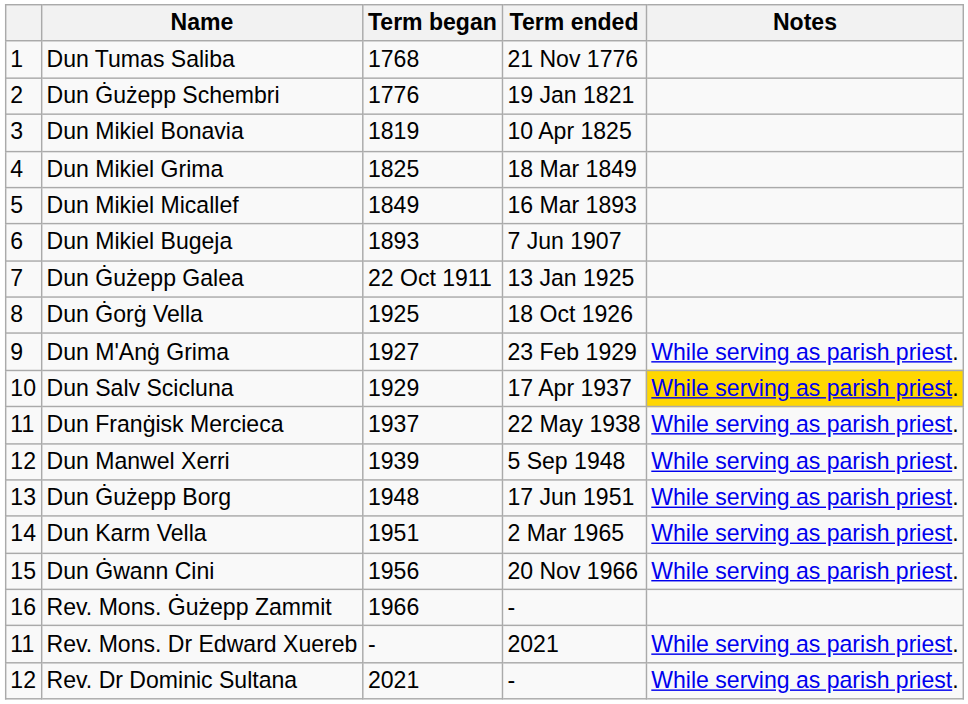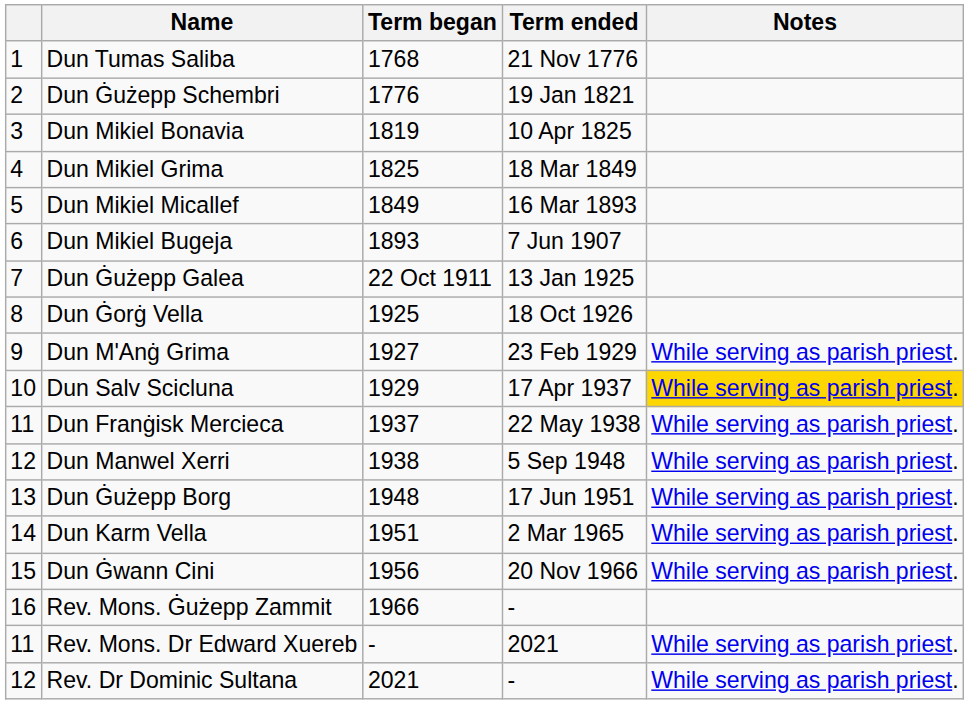(394, 461) 1939 -> (394, 461) 1938
